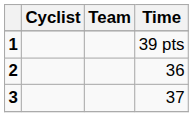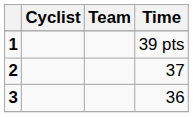(175, 71) 36 -> (175, 71) 37
(175, 97) 37 -> (175, 97) 36
